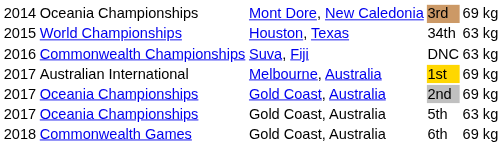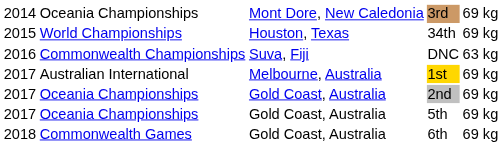(480, 33) 63 kg -> (480, 33) 69 kg
(480, 114) 63 kg -> (480, 114) 69 kg
